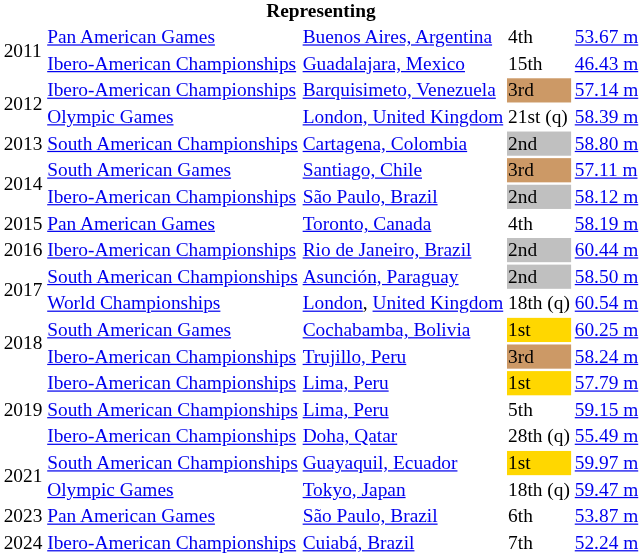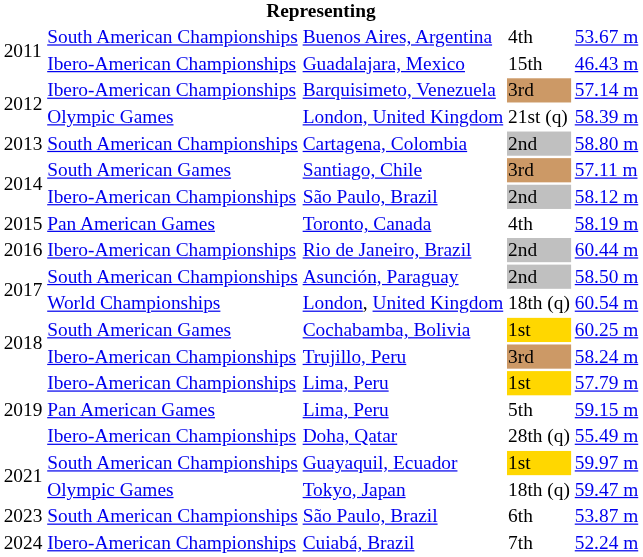(131, 37) Pan American Games -> (172, 37) South American Championships
(172, 409) South American Championships -> (131, 409) Pan American Games
(131, 516) Pan American Games -> (172, 516) South American Championships
